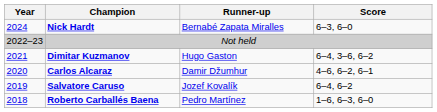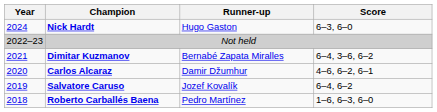(233, 27) Bernabé Zapata Miralles -> (209, 27) Hugo Gaston
(209, 56) Hugo Gaston -> (233, 56) Bernabé Zapata Miralles
